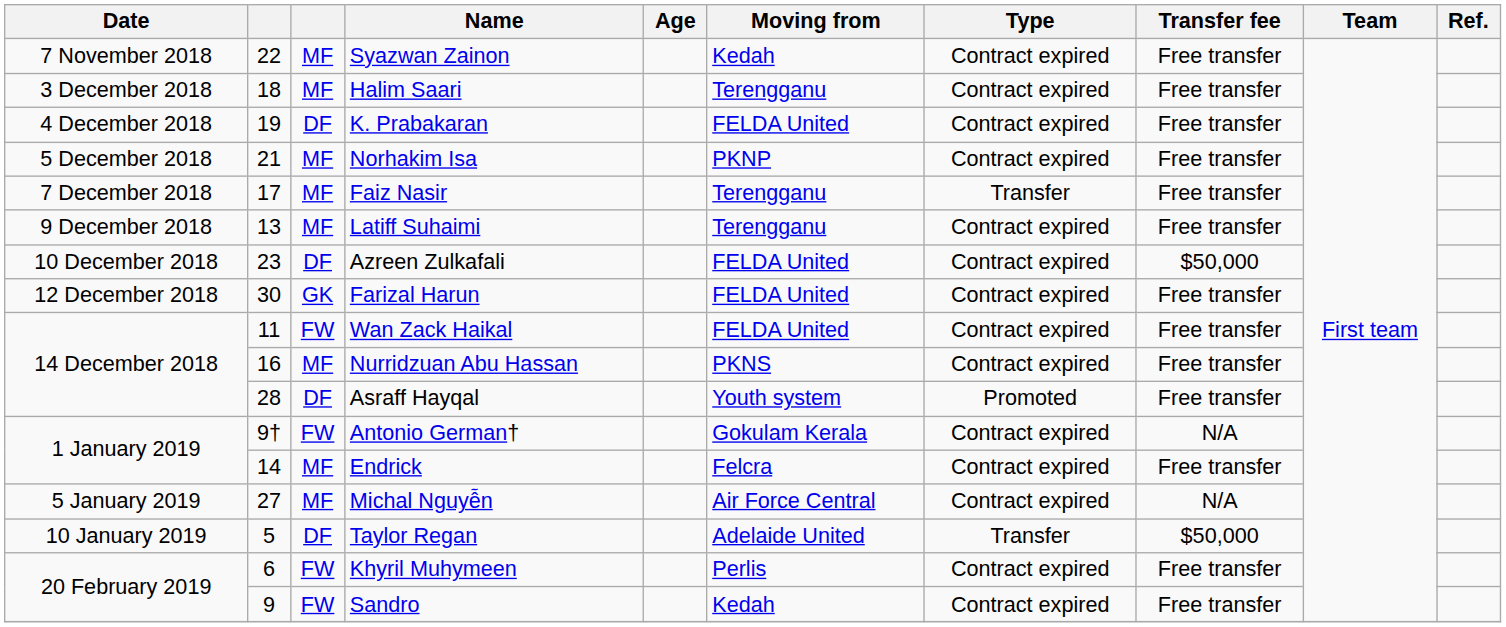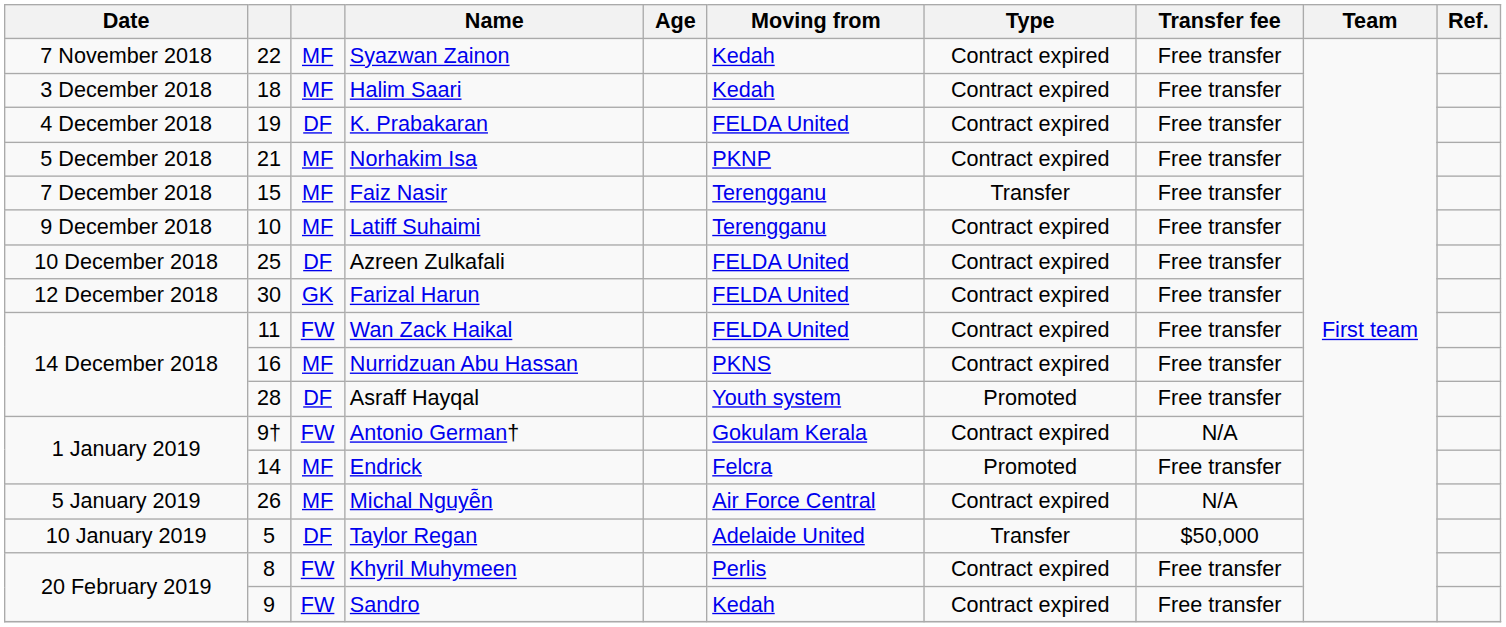(769, 90) Terengganu -> (743, 90) Kedah
(269, 192) 17 -> (269, 192) 15
(269, 227) 13 -> (269, 227) 10
(269, 261) 23 -> (269, 261) 25
(1220, 261) $50,000 -> (1220, 261) Free transfer
(1030, 466) Contract expired -> (1030, 466) Promoted
(269, 501) 27 -> (269, 501) 26
(269, 569) 6 -> (269, 569) 8
